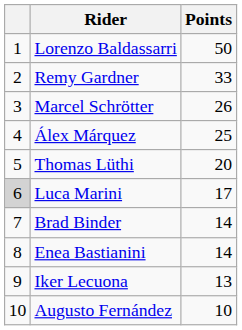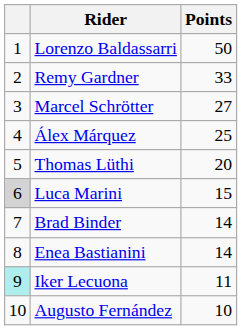(223, 106) 26 -> (223, 106) 27
(223, 193) 17 -> (223, 193) 15
(17, 280) no background -> (17, 280) paleturquoise background
(223, 280) 13 -> (224, 280) 11
